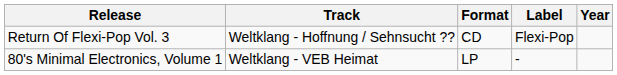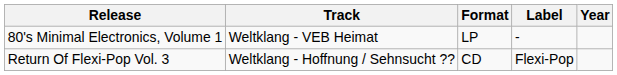rows swapped: (88, 37) <-> (115, 59)
